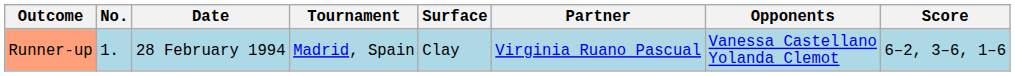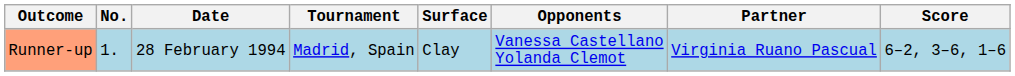columns swapped: (598, 17) <-> (793, 17)
